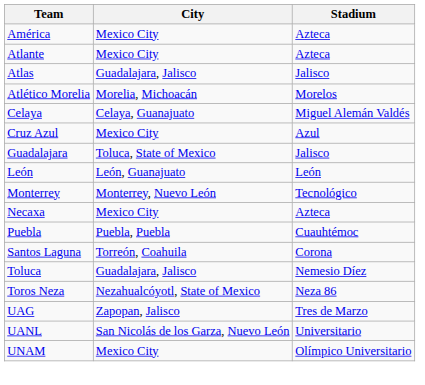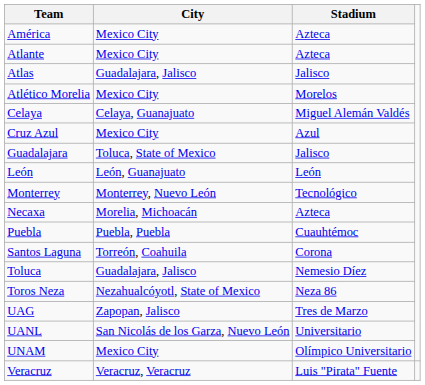(146, 93) Morelia, Michoacán -> (127, 93) Mexico City
(127, 212) Mexico City -> (146, 212) Morelia, Michoacán
+ row: (29, 370)
